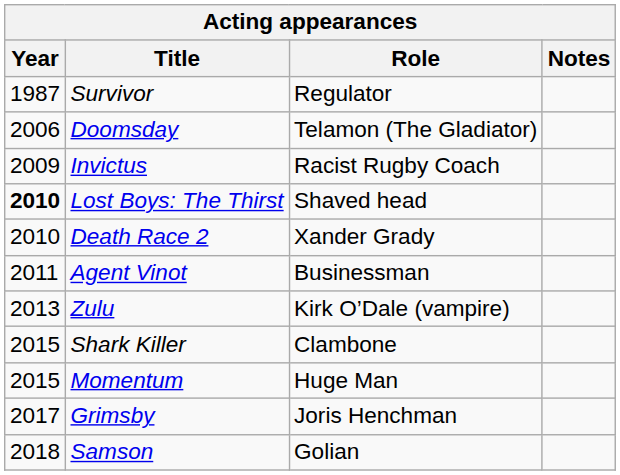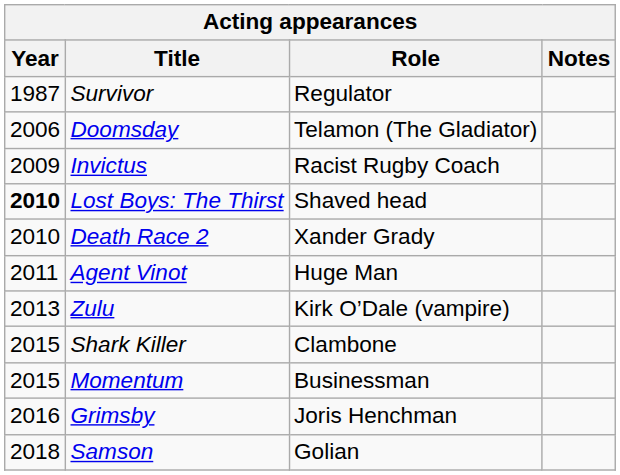(362, 272) Businessman -> (346, 272) Huge Man
(346, 380) Huge Man -> (362, 380) Businessman
(35, 415) 2017 -> (35, 415) 2016
